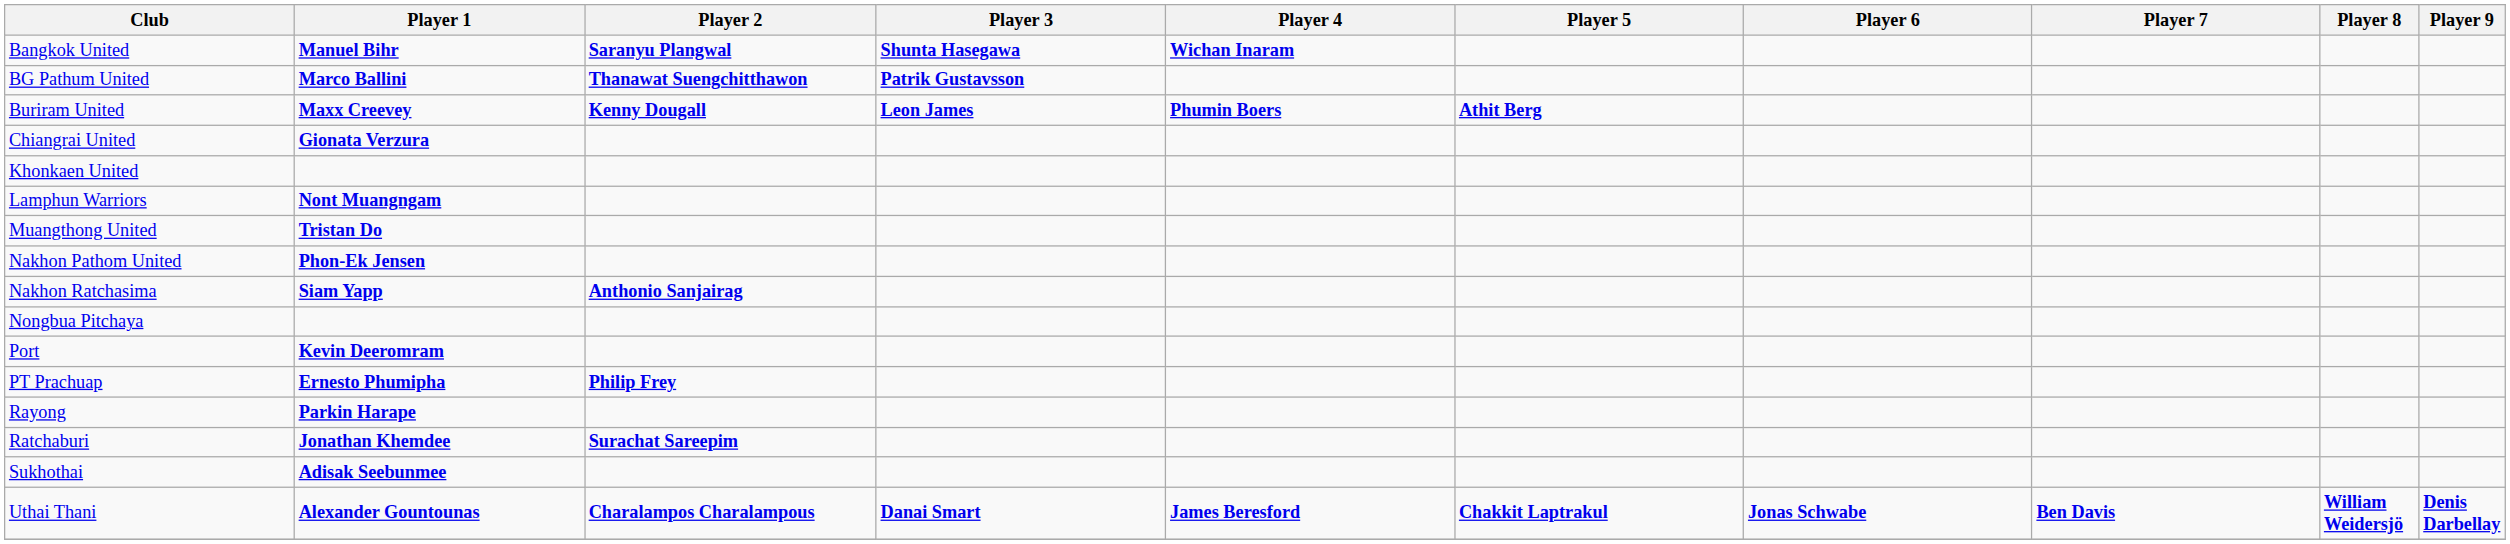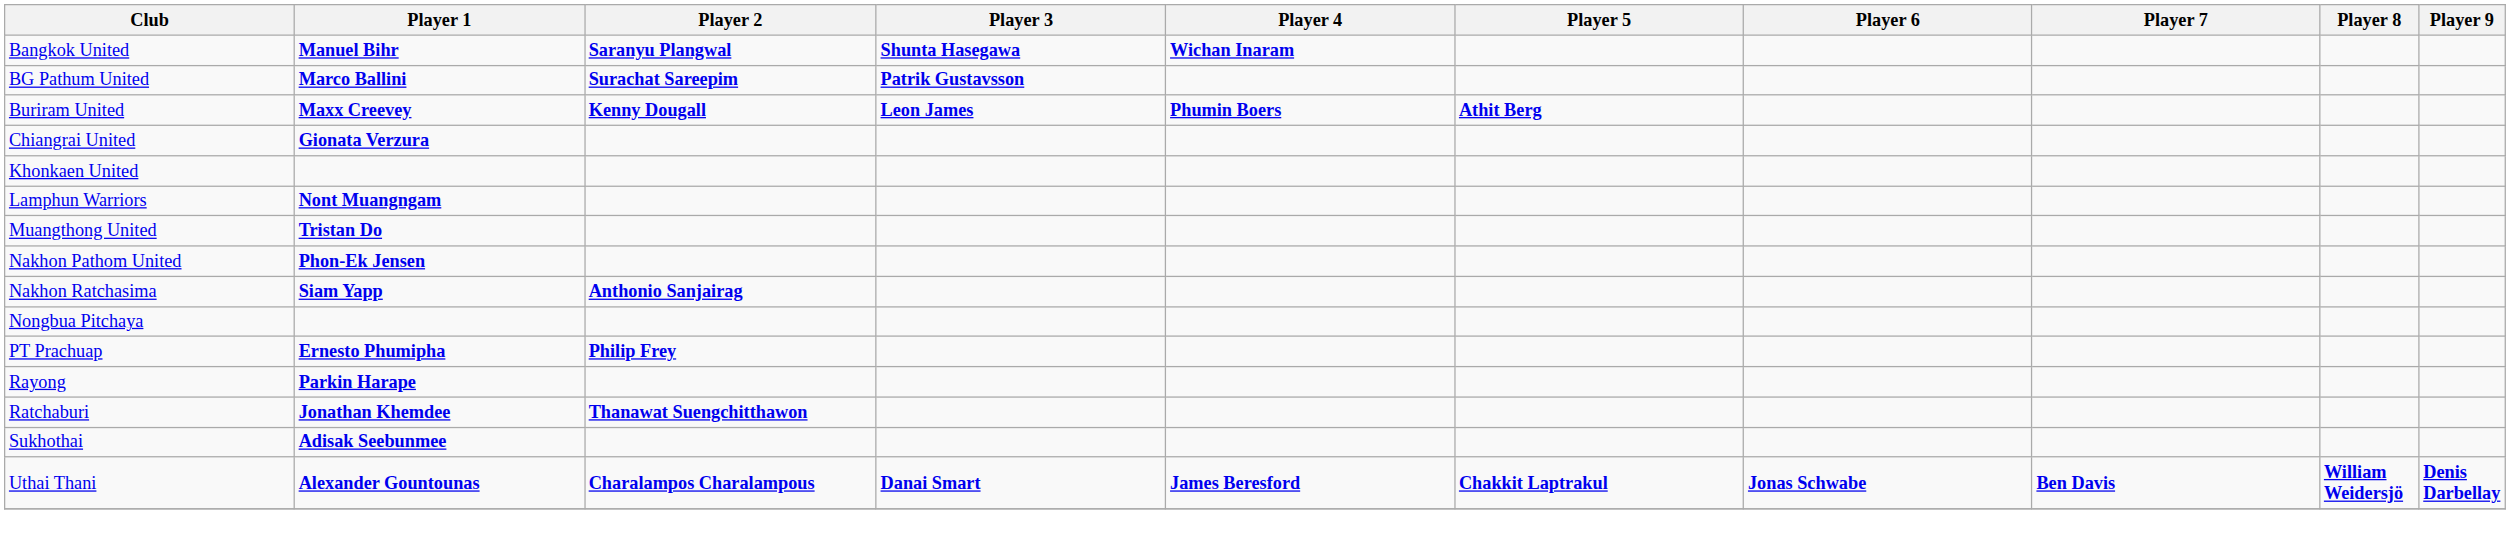(698, 80) Thanawat Suengchitthawon -> (663, 80) Surachat Sareepim
- row: (24, 351)
(663, 442) Surachat Sareepim -> (698, 412) Thanawat Suengchitthawon
